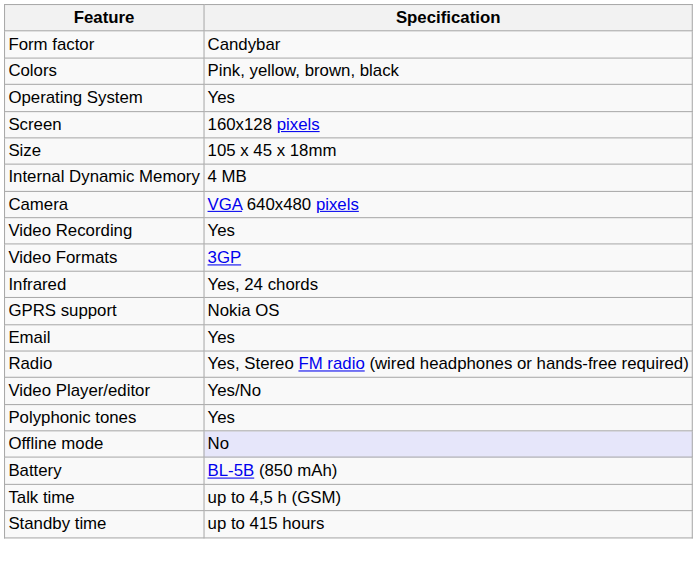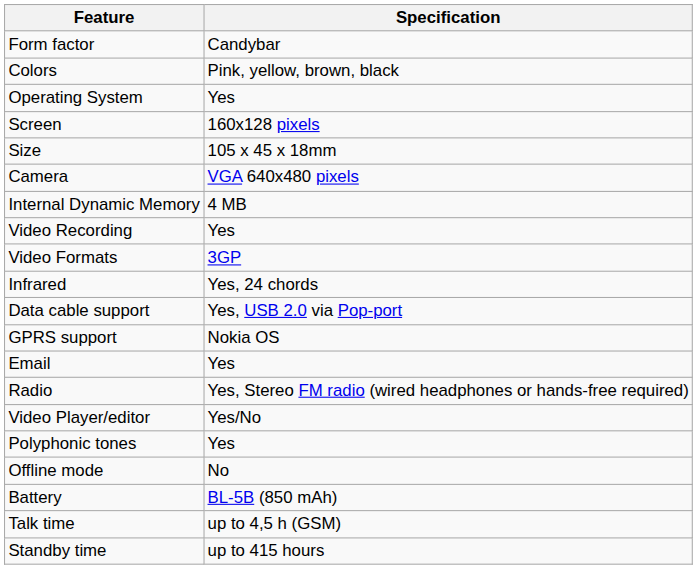rows swapped: (104, 177) <-> (38, 204)
+ row: (79, 310)
(218, 444) lavender background -> (218, 470) no background
